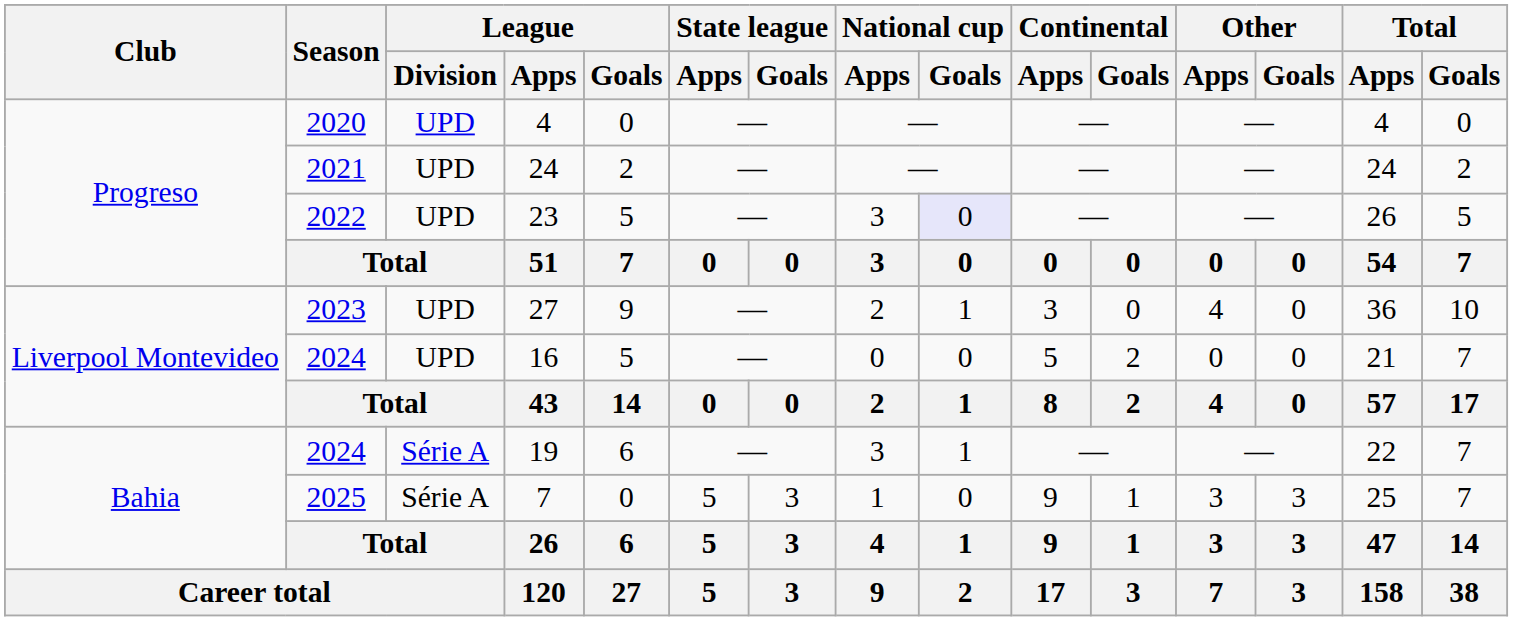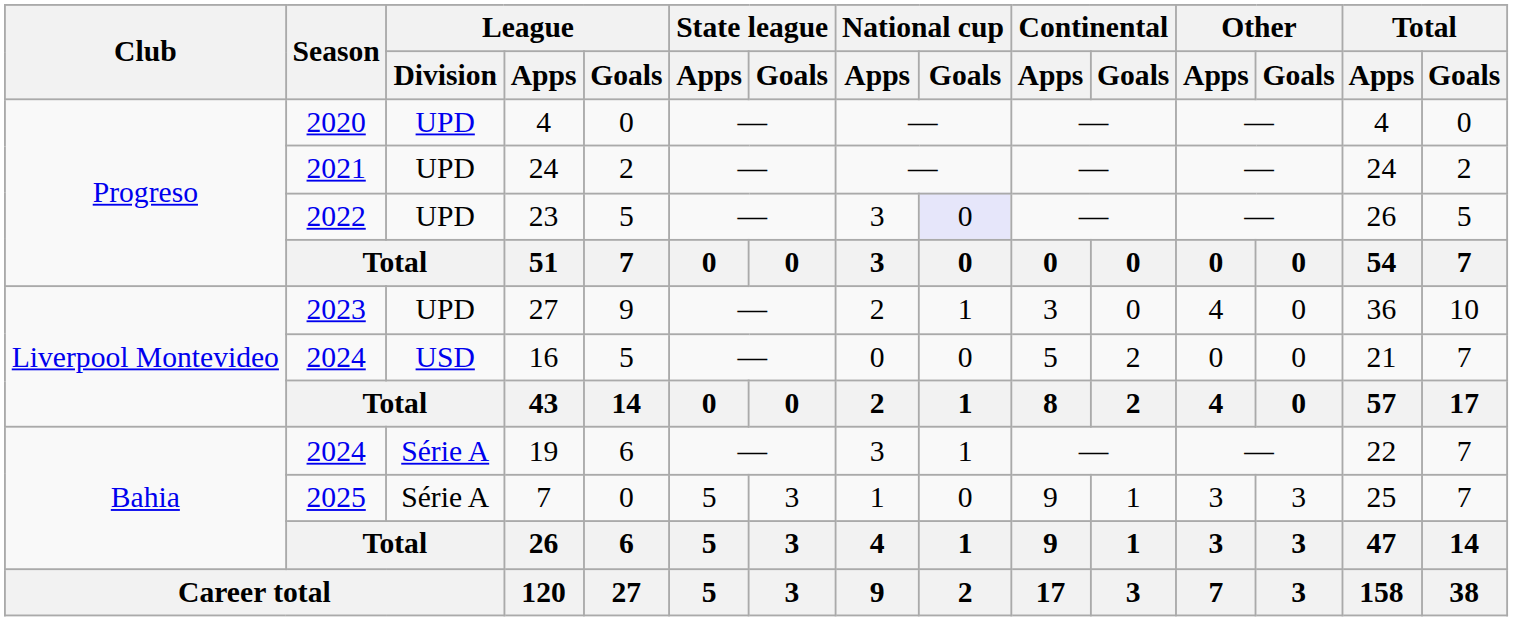(445, 356) UPD -> (445, 356) USD
